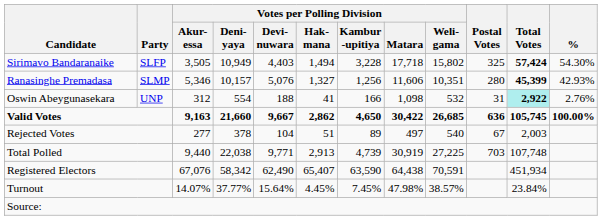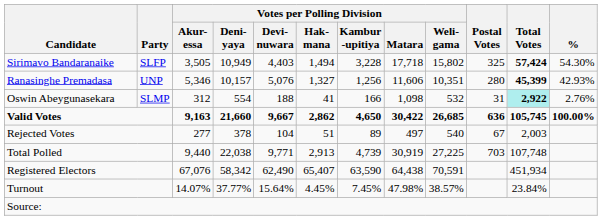(155, 80) SLMP -> (151, 80) UNP
(151, 98) UNP -> (155, 98) SLMP
